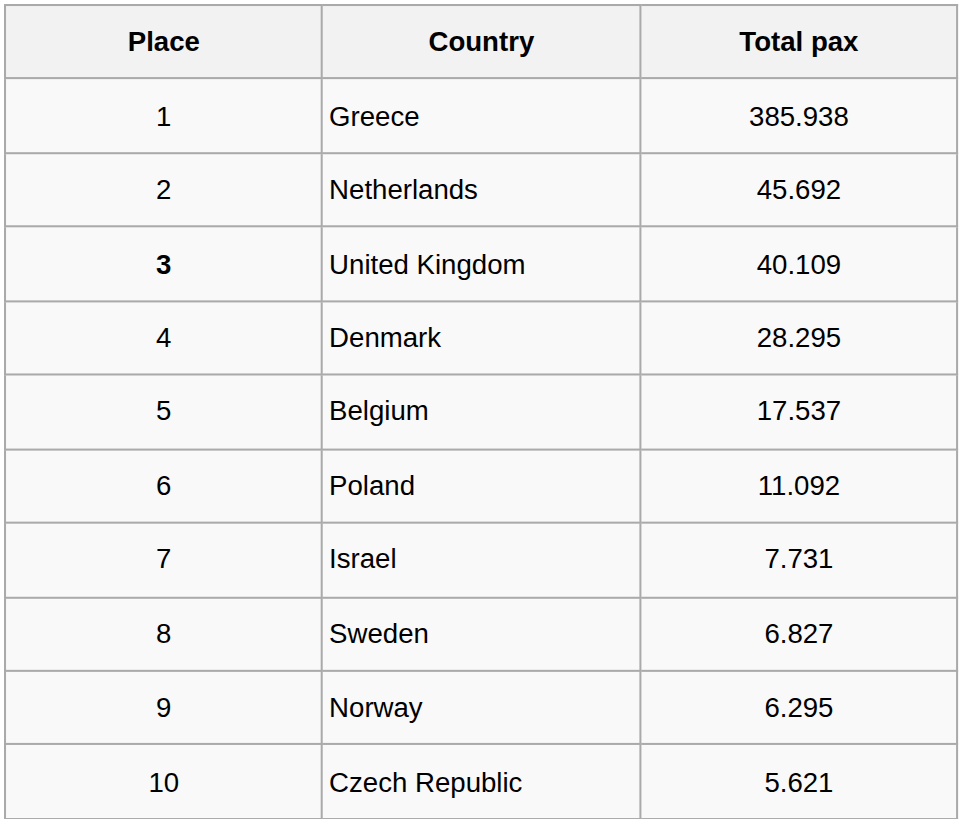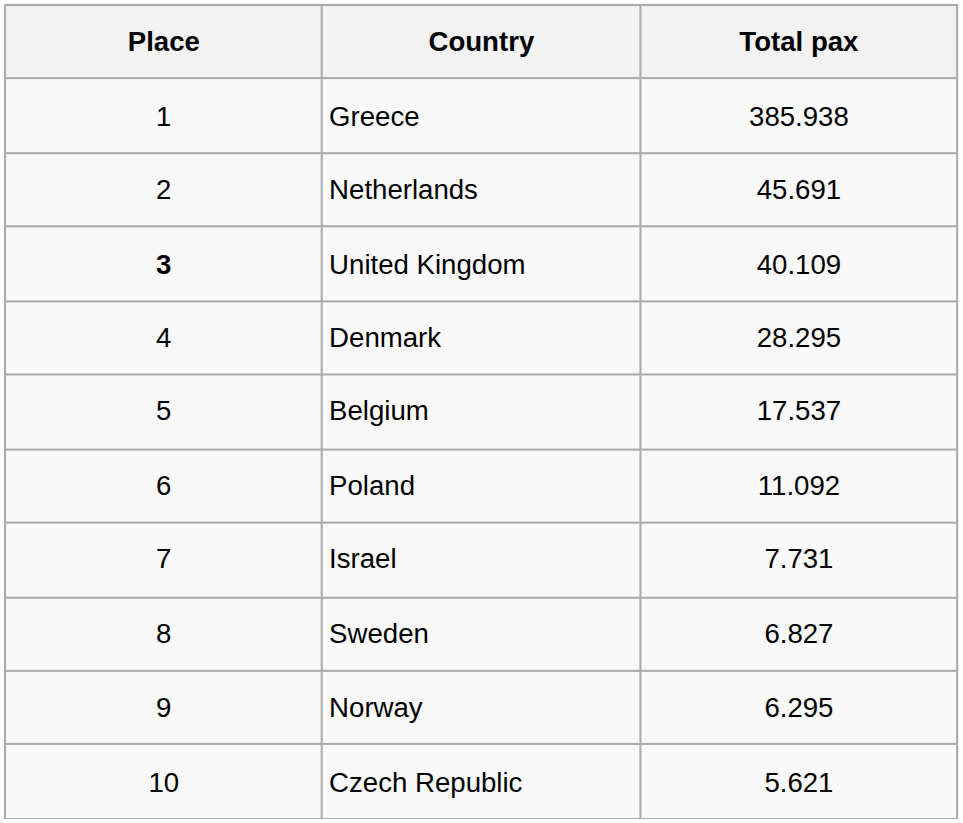(799, 190) 45.692 -> (799, 190) 45.691
